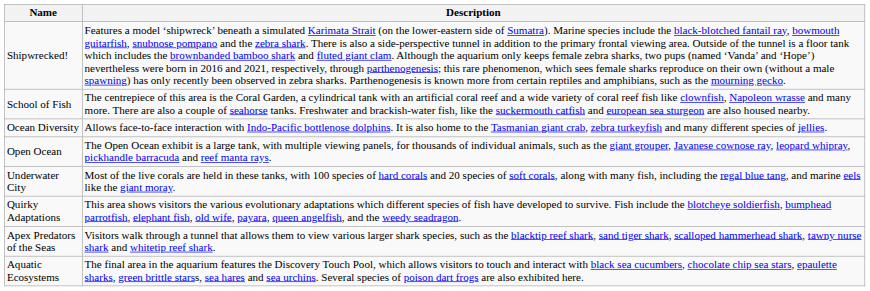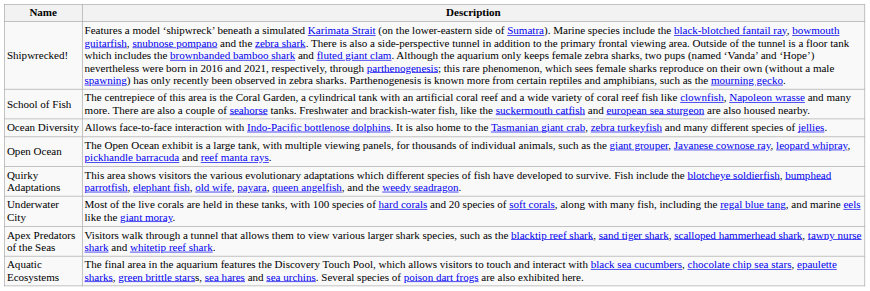rows swapped: (34, 211) <-> (33, 181)
